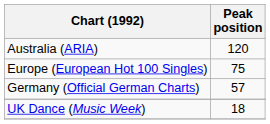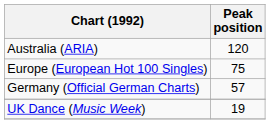(238, 108) 18 -> (238, 108) 19
